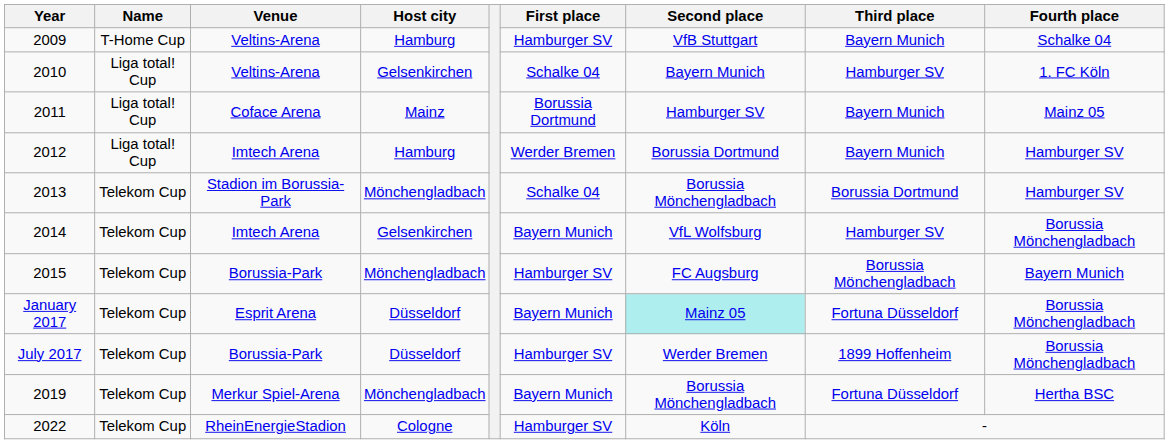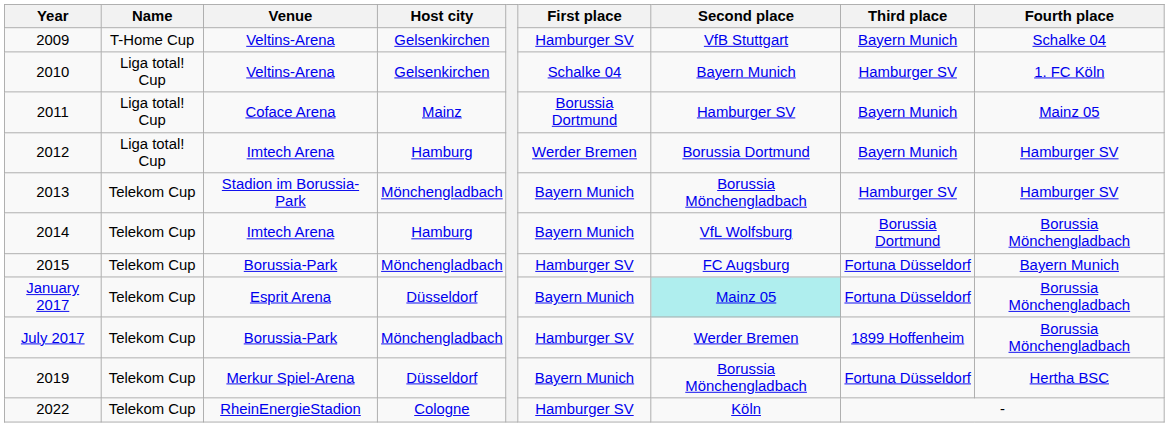(425, 39) Hamburg -> (442, 39) Gelsenkirchen
(563, 192) Schalke 04 -> (584, 192) Bayern Munich
(895, 192) Borussia Dortmund -> (908, 192) Hamburger SV
(425, 233) Gelsenkirchen -> (442, 233) Hamburg
(895, 233) Hamburger SV -> (908, 233) Borussia Dortmund
(895, 273) Borussia Mönchengladbach -> (908, 265) Fortuna Düsseldorf
(425, 354) Düsseldorf -> (442, 337) Mönchengladbach
(425, 394) Mönchengladbach -> (442, 377) Düsseldorf
